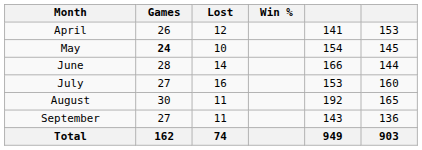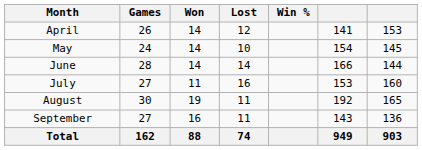+ column: (194, 13)
(164, 48) bold -> (145, 48) normal
